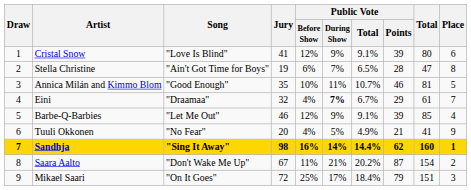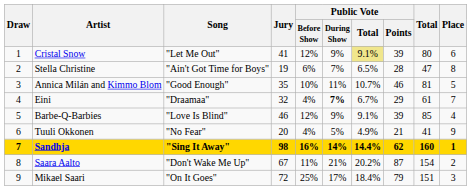(197, 54) "Love Is Blind" -> (193, 54) "Let Me Out"
(368, 54) no background -> (368, 54) khaki background
(193, 116) "Let Me Out" -> (197, 116) "Love Is Blind"
